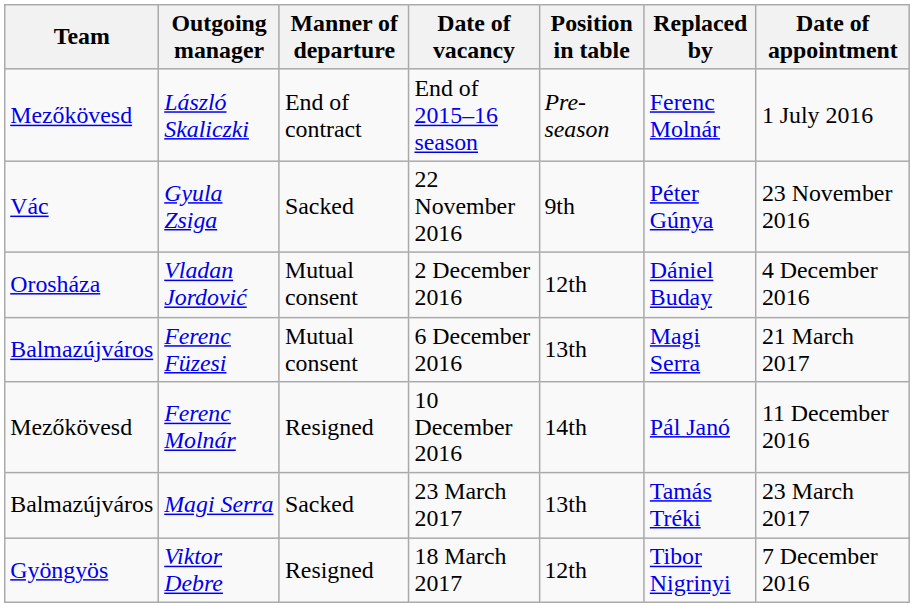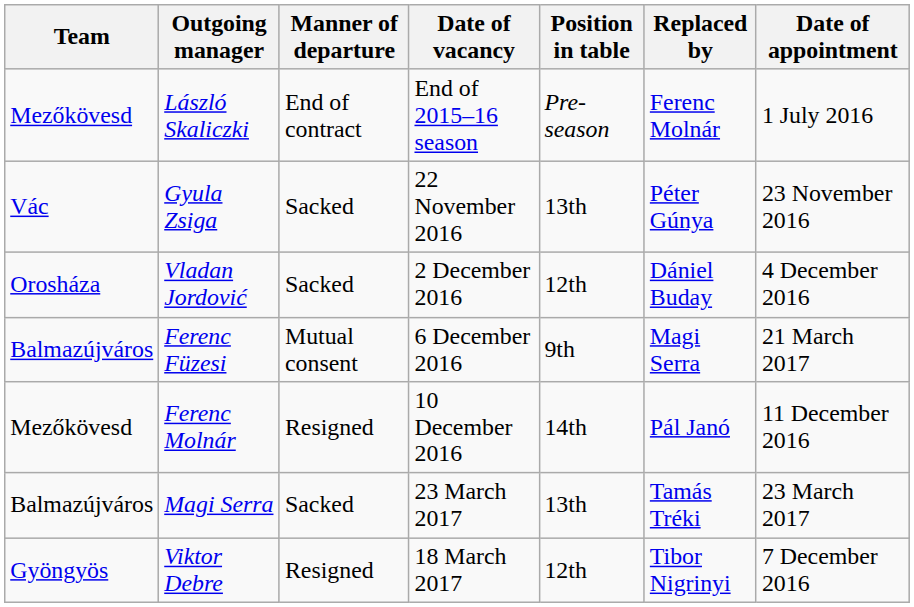(560, 206) 9th -> (566, 206) 13th
(321, 284) Mutual consent -> (319, 284) Sacked
(566, 348) 13th -> (560, 348) 9th
